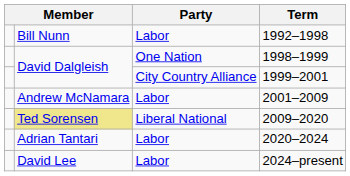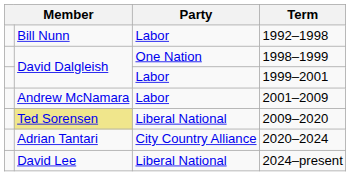(196, 77) City Country Alliance -> (152, 77) Labor
(152, 139) Labor -> (196, 139) City Country Alliance
(152, 160) Labor -> (181, 160) Liberal National
